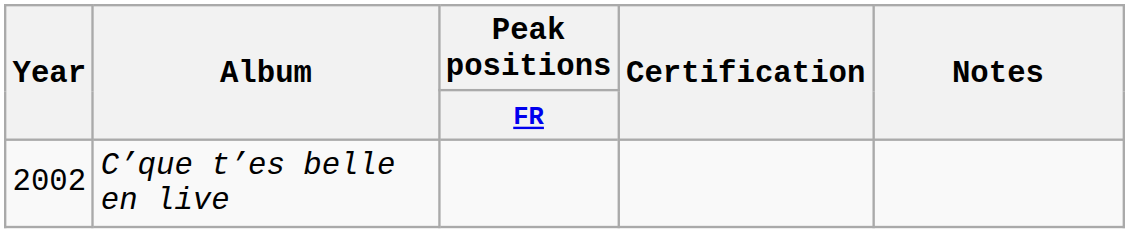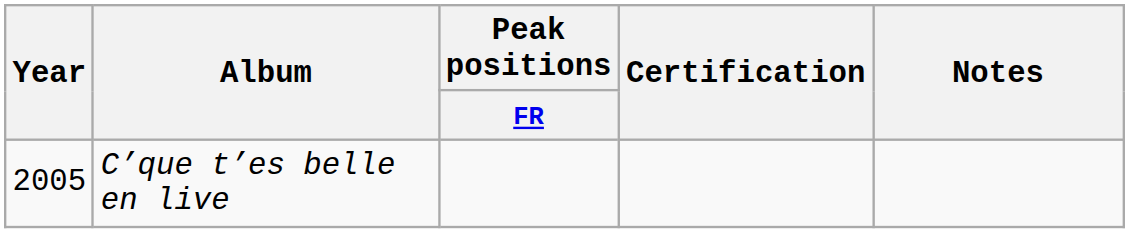(49, 183) 2002 -> (49, 183) 2005
